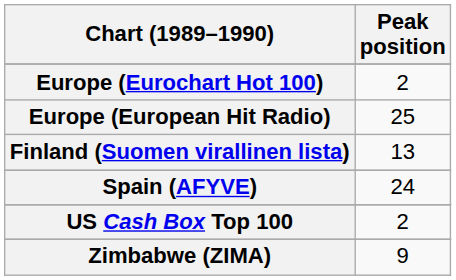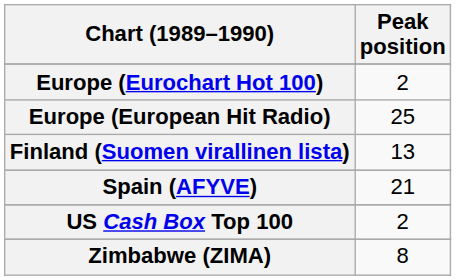(403, 186) 24 -> (403, 186) 21
(403, 256) 9 -> (403, 256) 8
